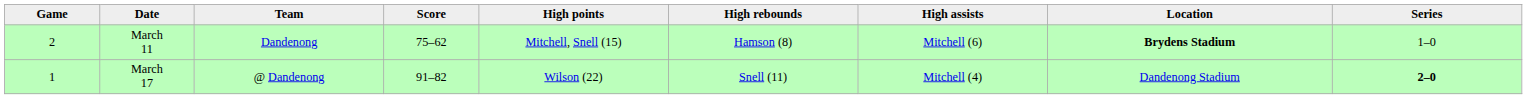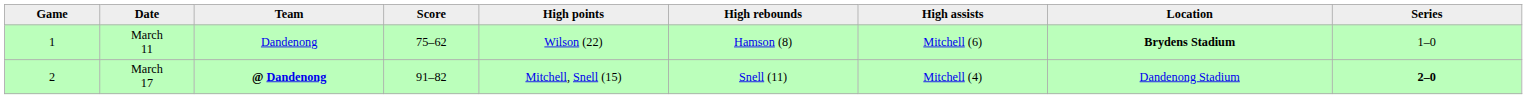(52, 42) 2 -> (52, 42) 1
(574, 42) Mitchell, Snell (15) -> (574, 42) Wilson (22)
(52, 77) 1 -> (52, 77) 2
(289, 77) normal -> (289, 77) bold
(574, 77) Wilson (22) -> (574, 77) Mitchell, Snell (15)
